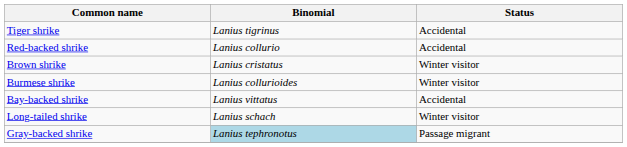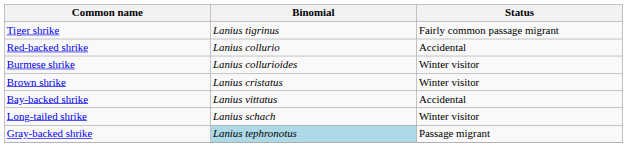(443, 30) Accidental -> (489, 30) Fairly common passage migrant
rows swapped: (36, 64) <-> (41, 82)
